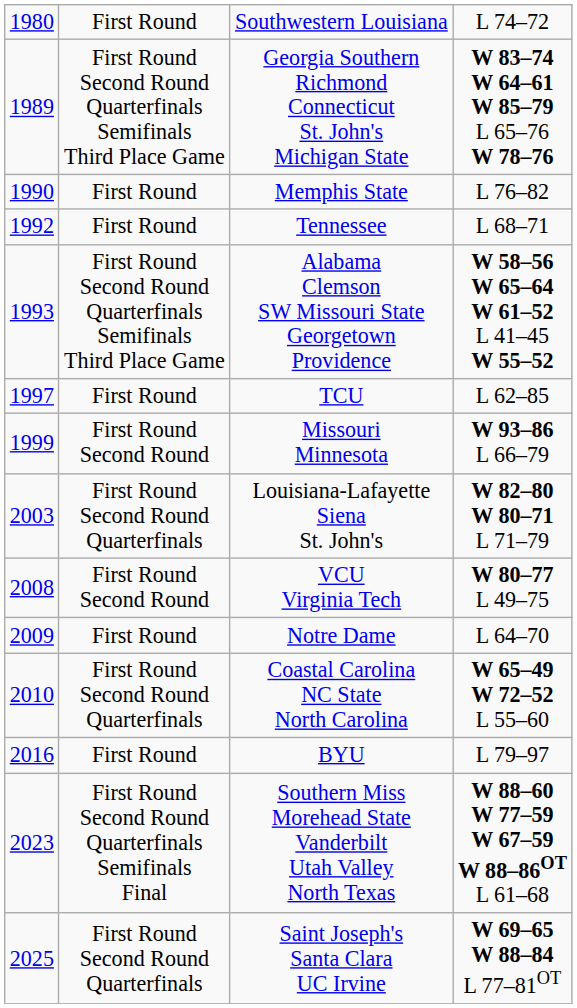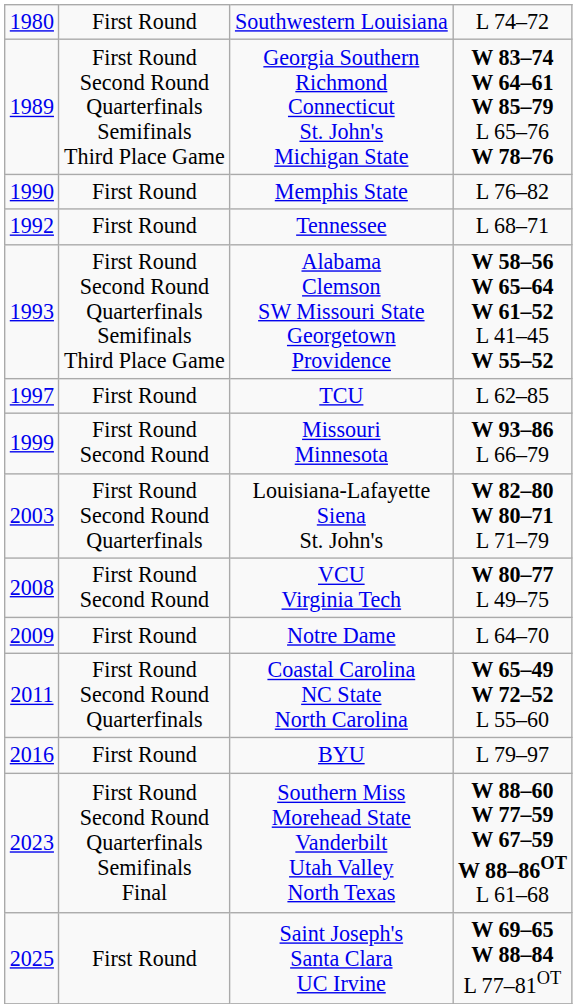(32, 695) 2010 -> (32, 695) 2011
(144, 958) First Round Second Round Quarterfinals -> (144, 958) First Round
